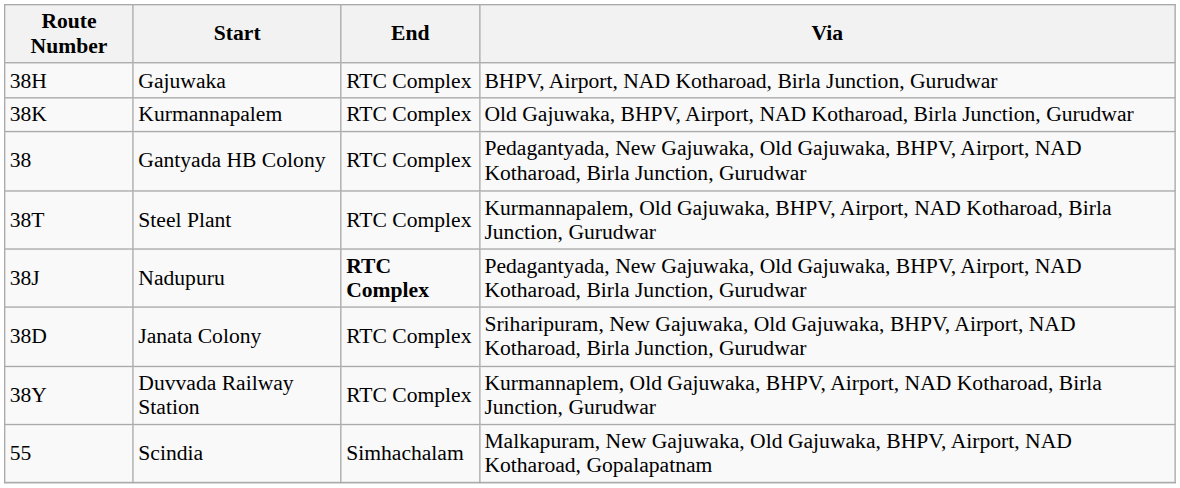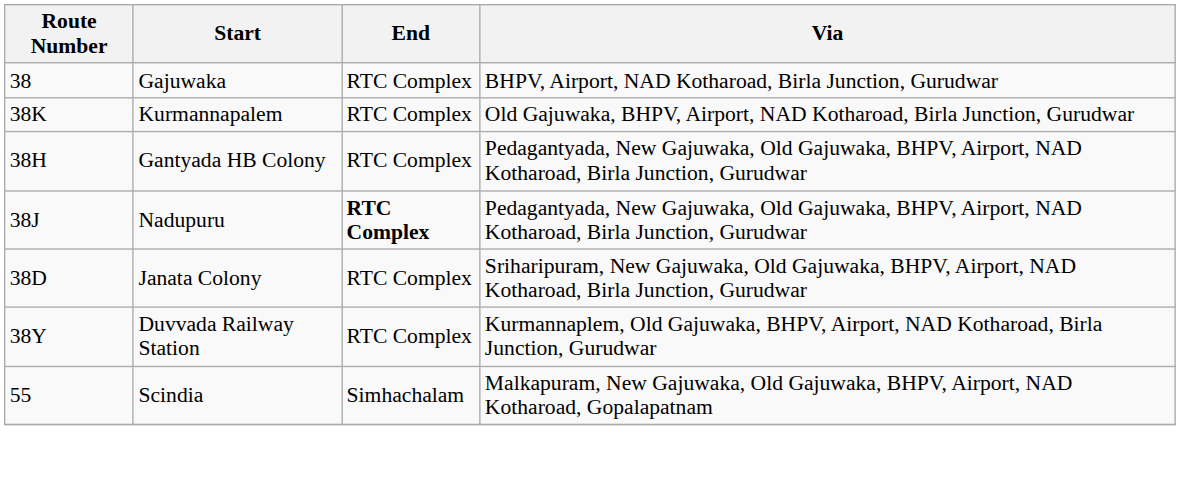(28, 80) 38H -> (20, 80) 38
(20, 160) 38 -> (28, 160) 38H
- row: (185, 219)
